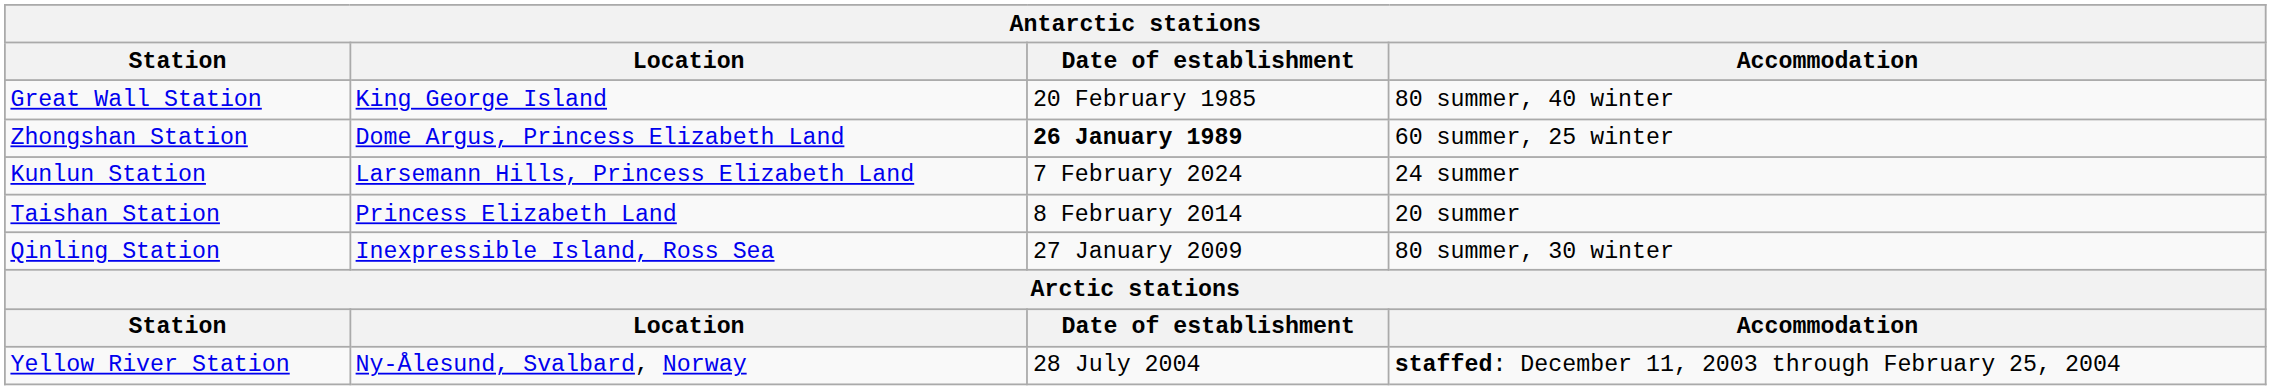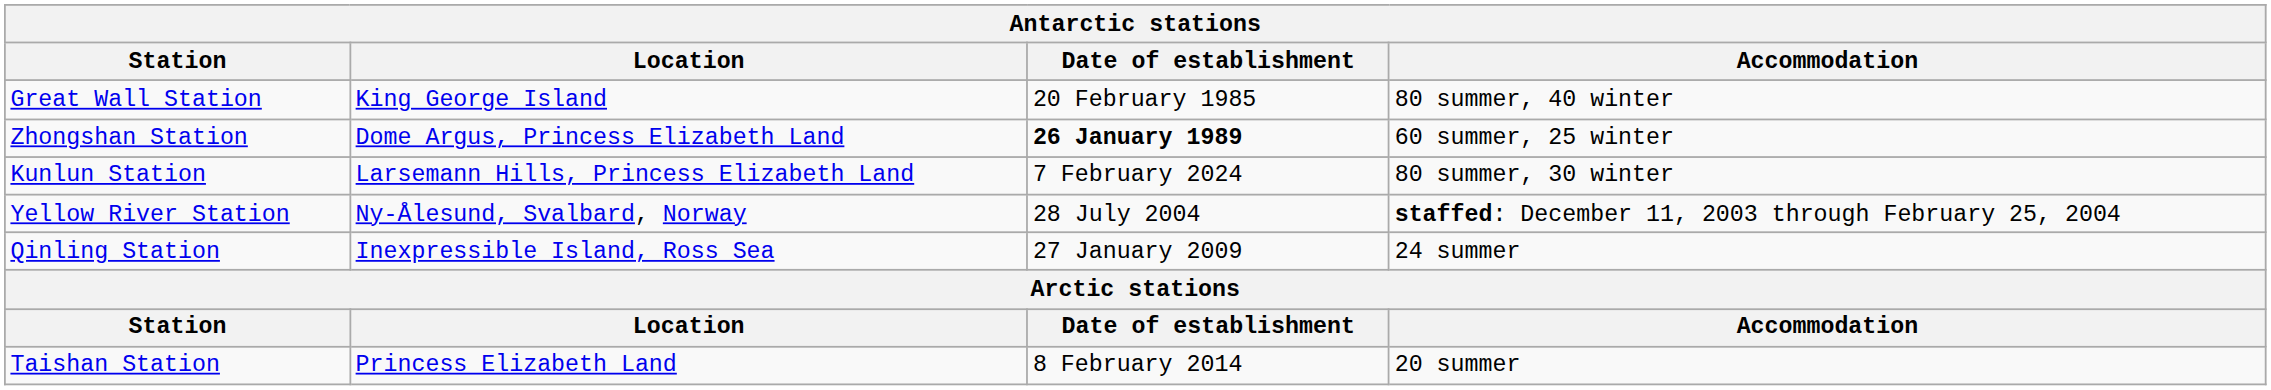(1458, 176) 24 summer -> (1534, 176) 80 summer, 30 winter
rows swapped: (115, 213) <-> (150, 365)
(1534, 251) 80 summer, 30 winter -> (1458, 251) 24 summer
